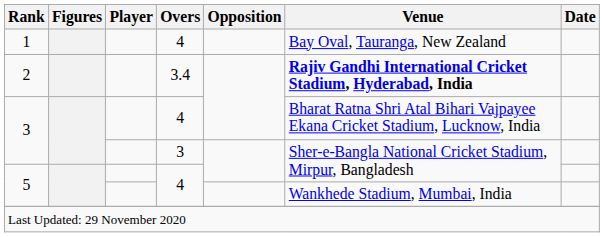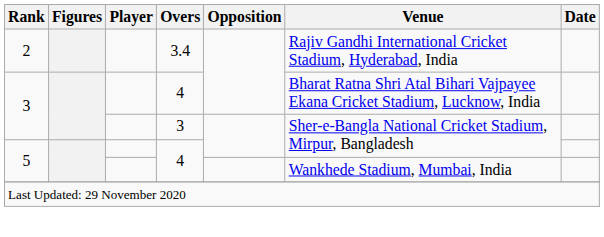- row: (26, 41)
(408, 75) bold -> (398, 50) normal
